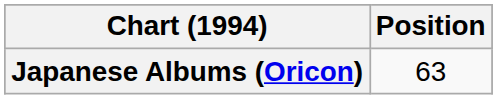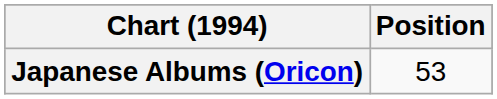(431, 70) 63 -> (431, 70) 53
